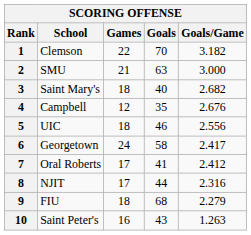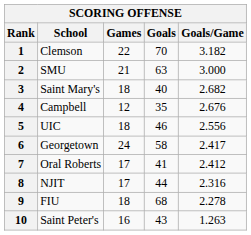(212, 201) 2.279 -> (212, 201) 2.278
